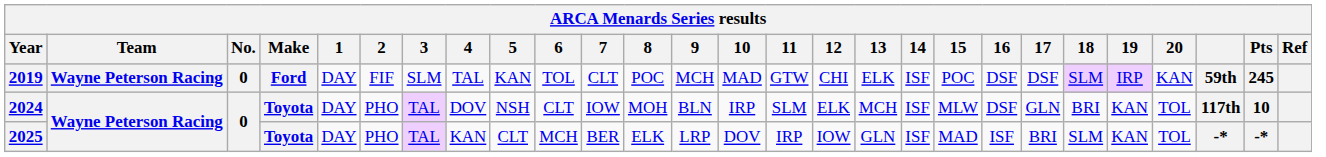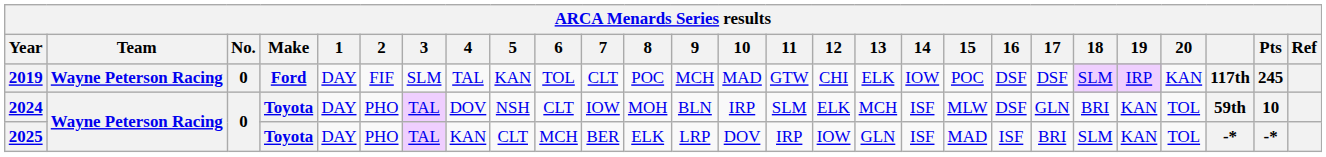(918, 77) ISF -> (922, 77) IOW
(1221, 77) 59th -> (1230, 77) 117th
(1221, 107) 117th -> (1230, 107) 59th
